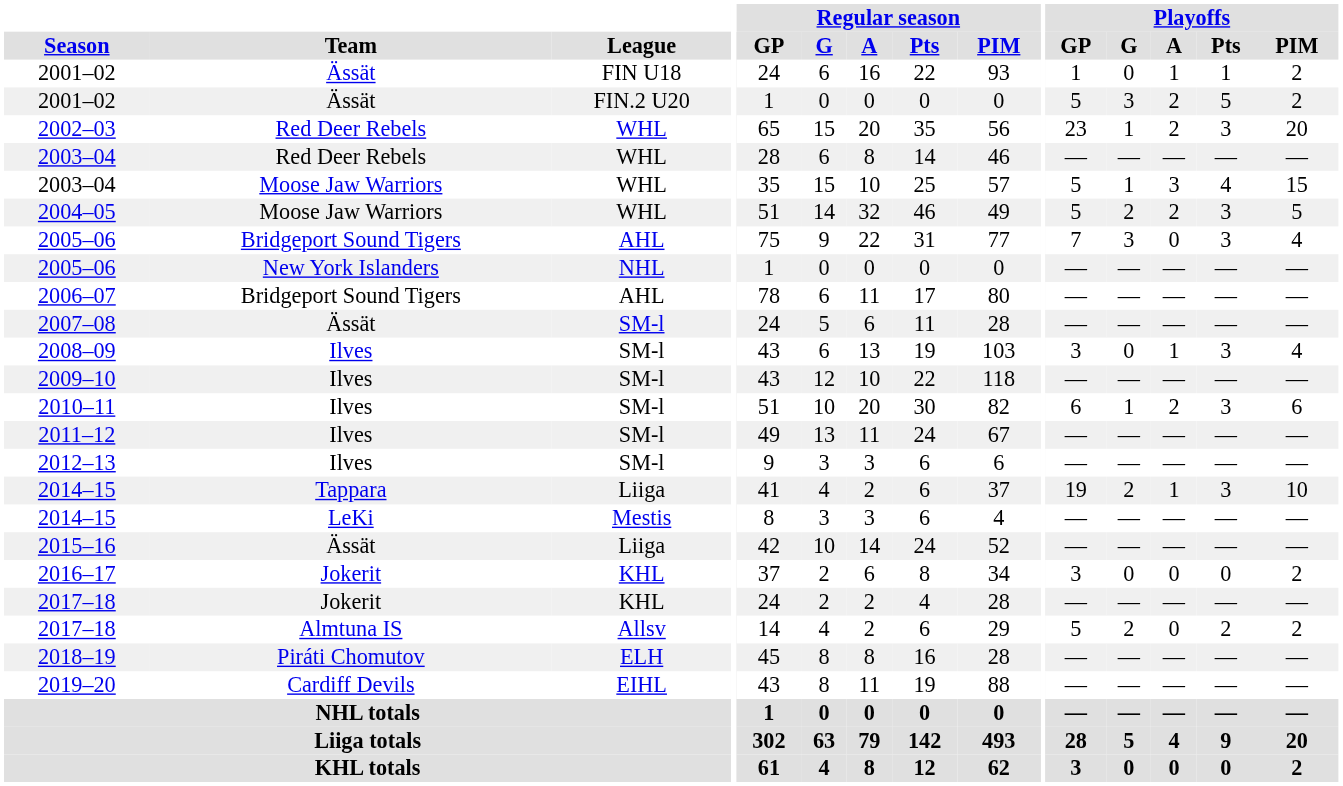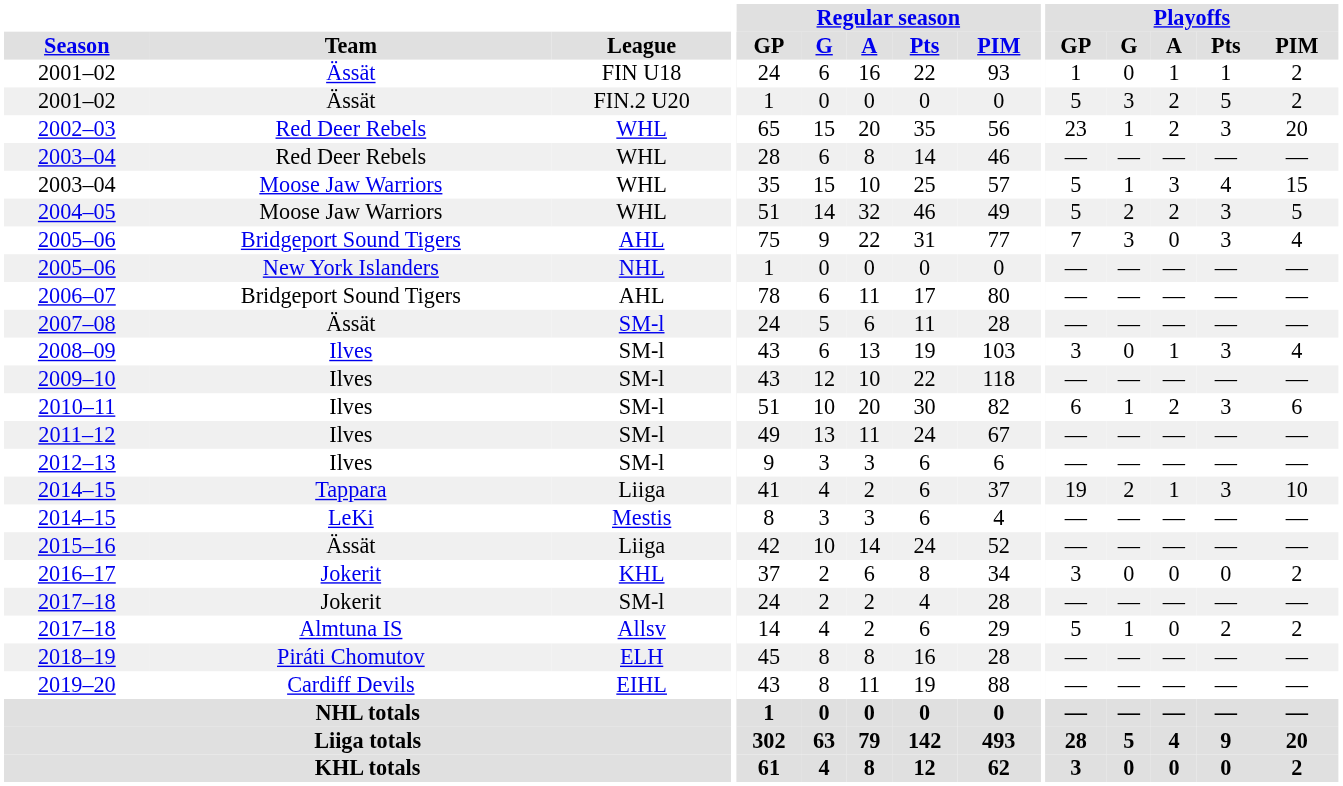(642, 601) KHL -> (642, 601) SM-l
(1129, 629) 2 -> (1129, 629) 1
